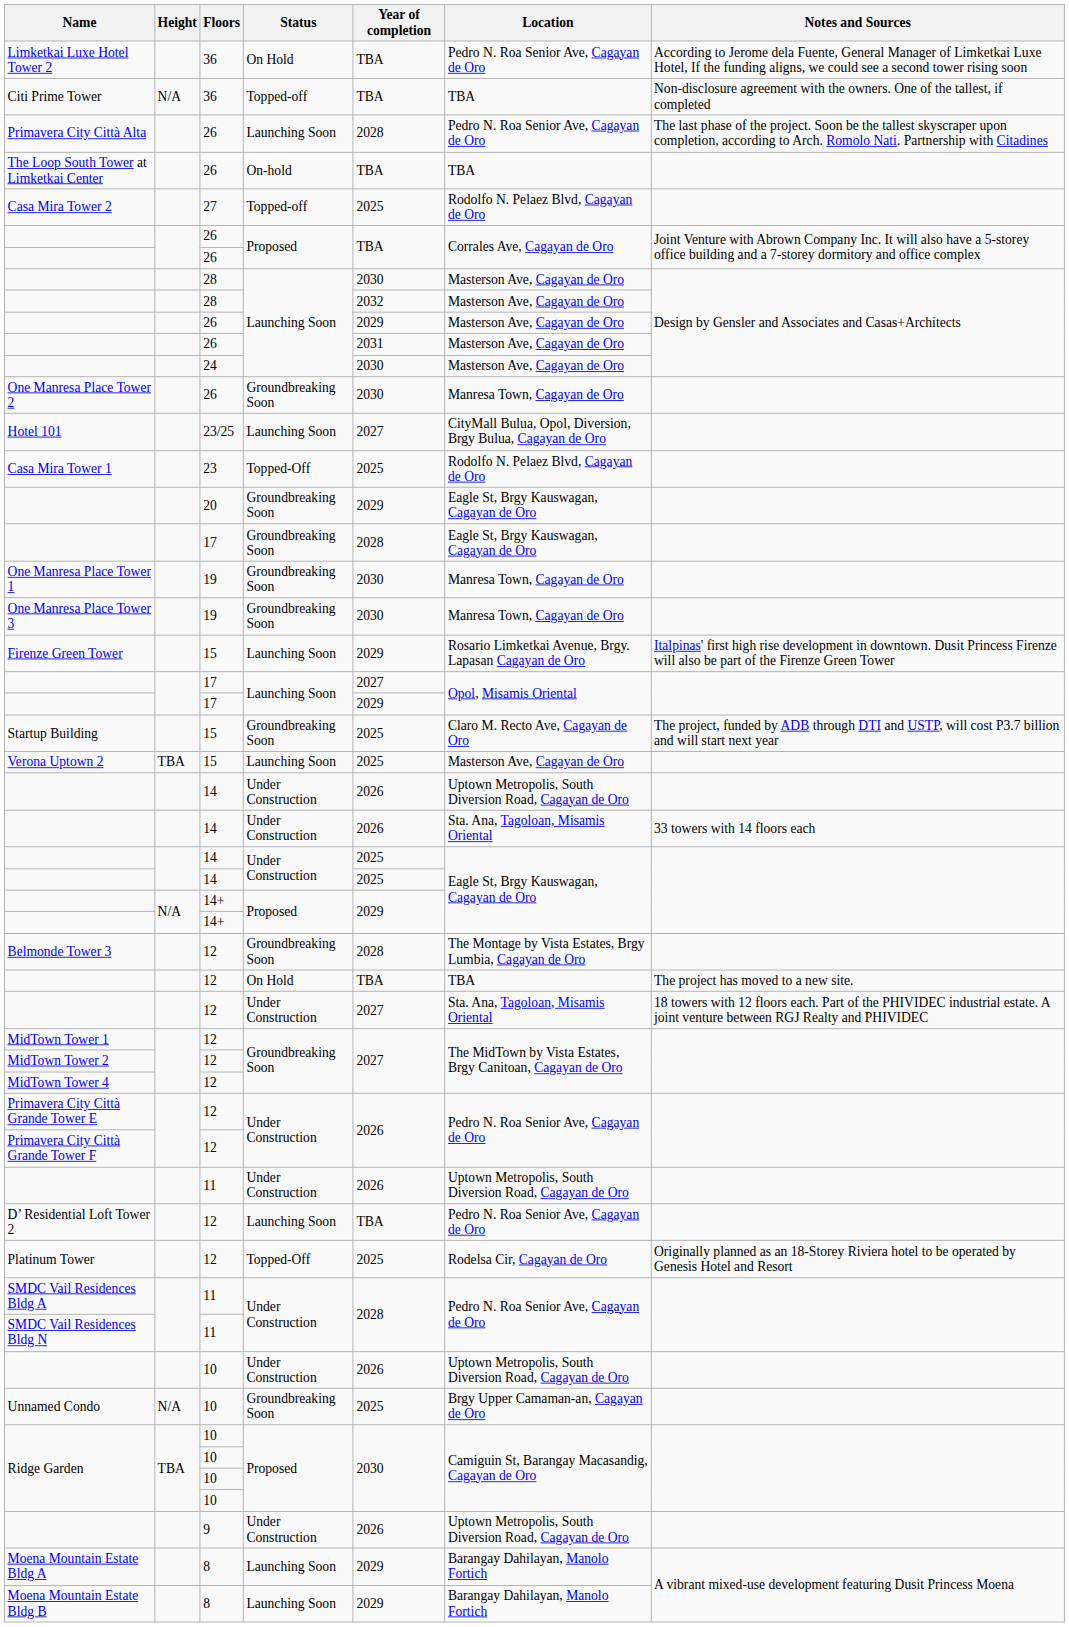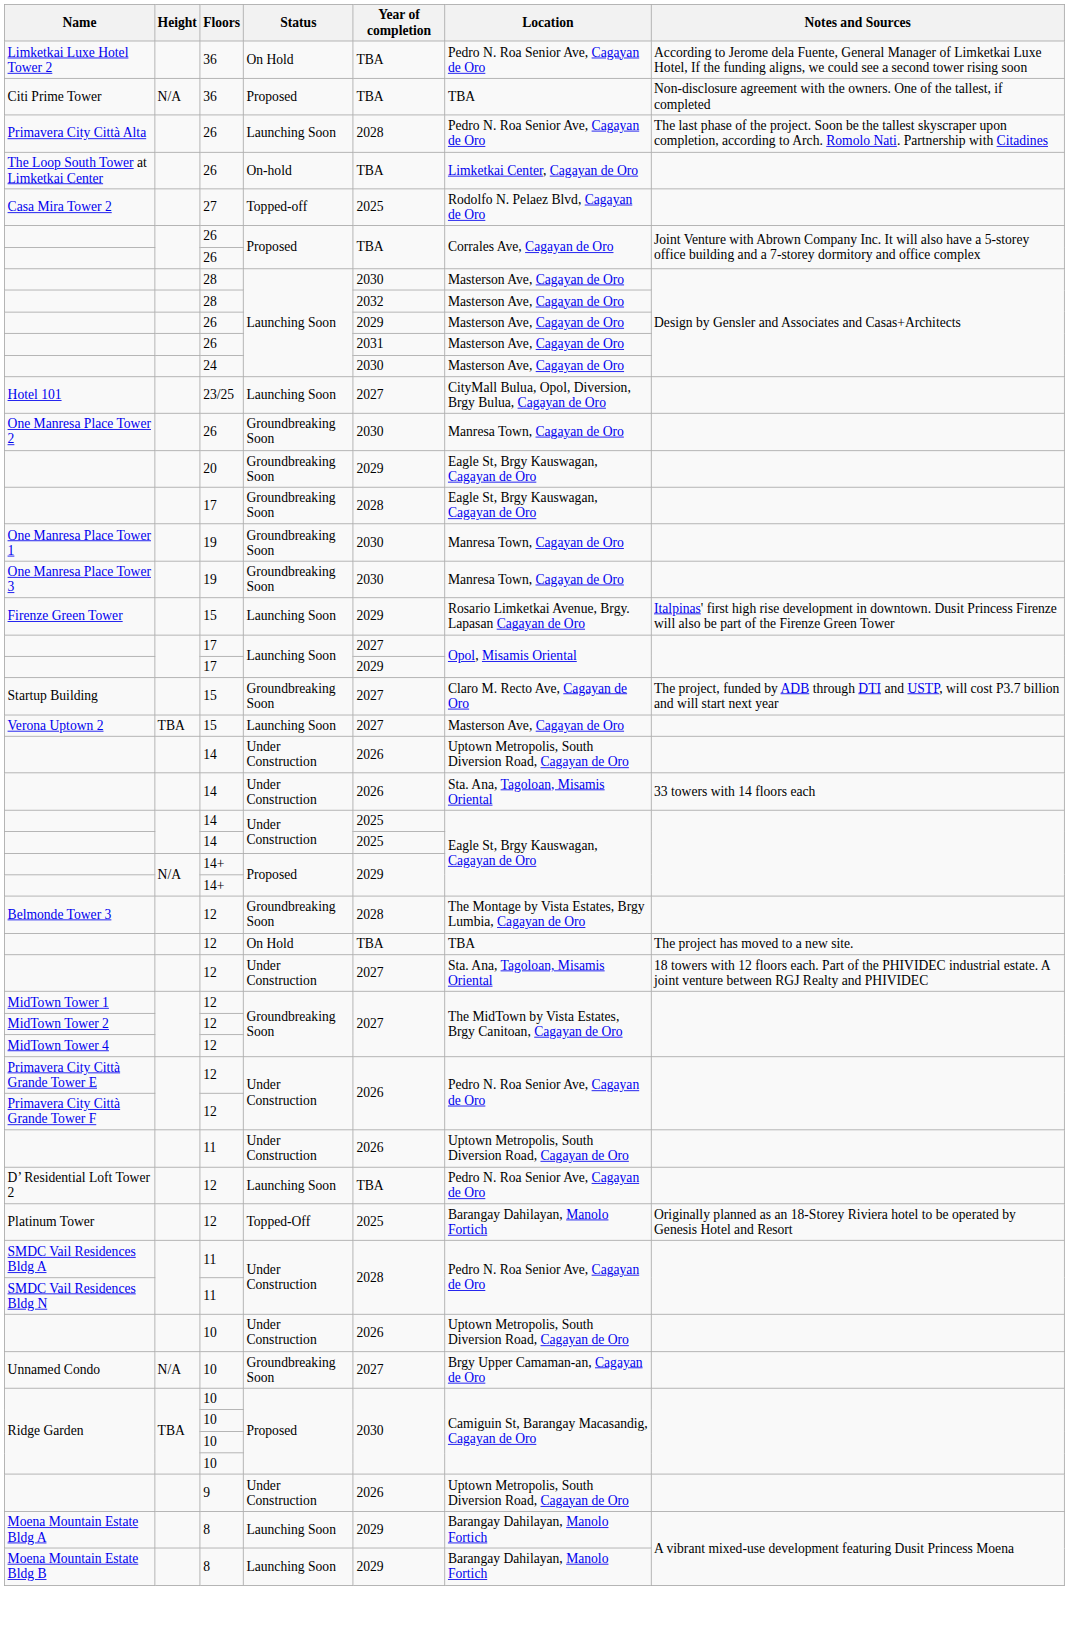(277, 96) Topped-off -> (272, 96) Proposed
(462, 170) TBA -> (543, 170) Limketkai Center, Cagayan de Oro
rows swapped: (79, 395) <-> (35, 431)
- row: (60, 468)
(370, 733) 2025 -> (370, 696) 2027
(370, 762) 2025 -> (370, 725) 2027
(528, 1259) Rodelsa Cir, Cagayan de Oro -> (528, 1222) Barangay Dahilayan, Manolo Fortich
(370, 1406) 2025 -> (370, 1369) 2027
